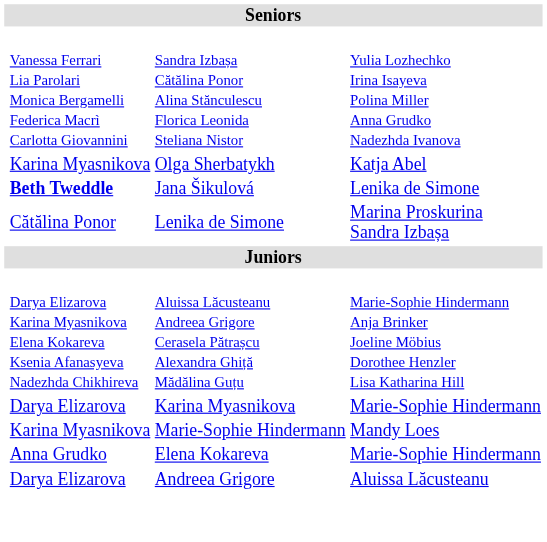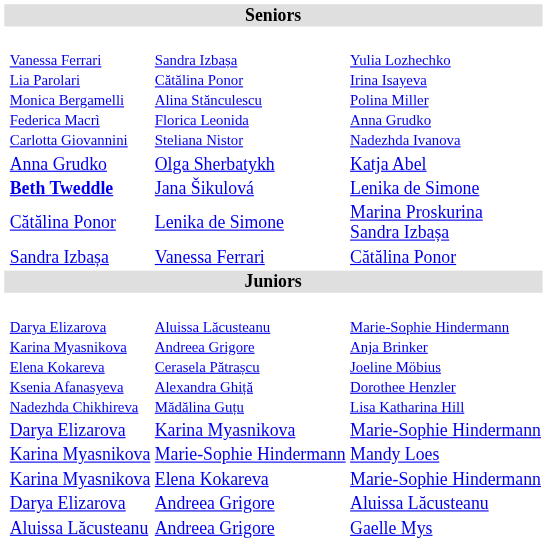(80, 164) Karina Myasnikova -> (58, 164) Anna Grudko
+ row: (210, 257)
(58, 454) Anna Grudko -> (80, 479) Karina Myasnikova
+ row: (215, 528)
